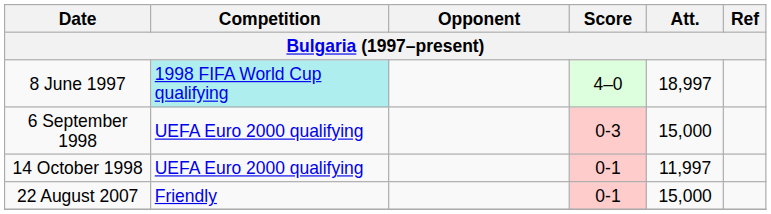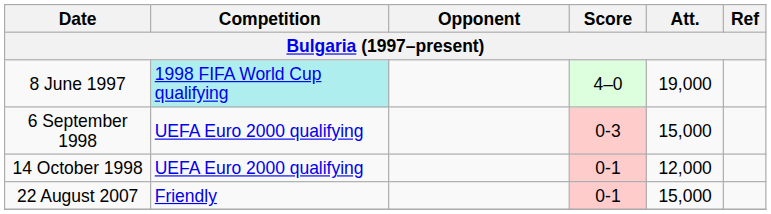(685, 84) 18,997 -> (685, 84) 19,000
(685, 168) 11,997 -> (685, 168) 12,000
